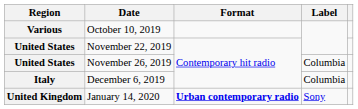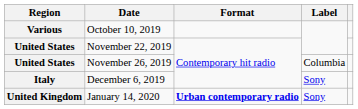(324, 79) Columbia -> (314, 79) Sony
